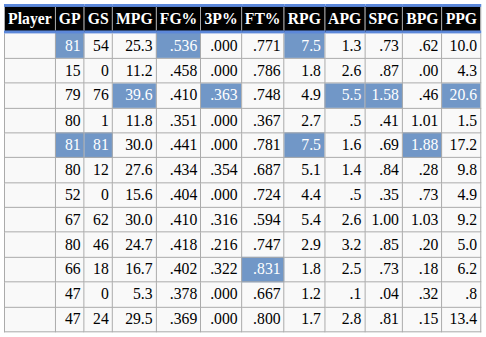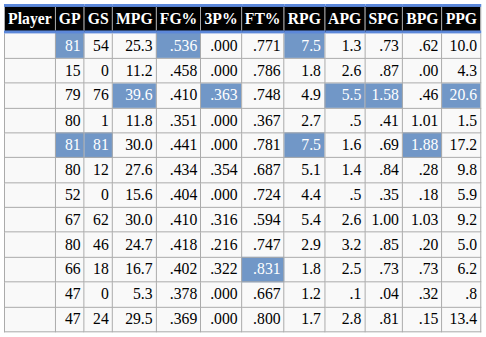(429, 194) .73 -> (429, 194) .18
(467, 194) 4.9 -> (467, 194) 5.9
(429, 269) .18 -> (429, 269) .73
